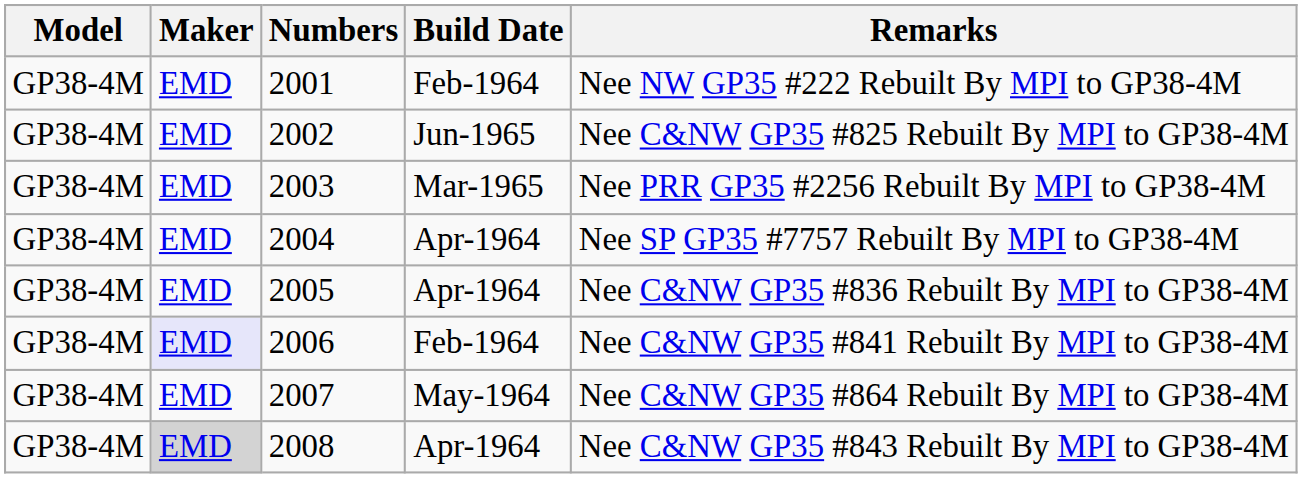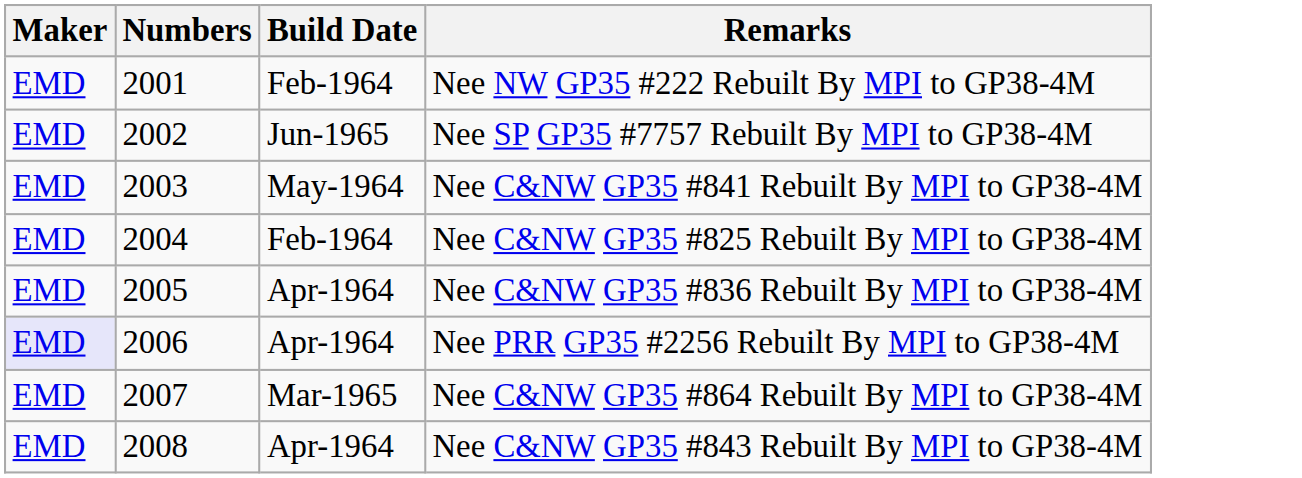- column: (78, 30)
(934, 134) Nee C&NW GP35 #825 Rebuilt By MPI to GP38-4M -> (763, 134) Nee SP GP35 #7757 Rebuilt By MPI to GP38-4M
(479, 186) Mar-1965 -> (335, 186) May-1964
(922, 186) Nee PRR GP35 #2256 Rebuilt By MPI to GP38-4M -> (787, 186) Nee C&NW GP35 #841 Rebuilt By MPI to GP38-4M
(477, 238) Apr-1964 -> (330, 238) Feb-1964
(909, 238) Nee SP GP35 #7757 Rebuilt By MPI to GP38-4M -> (787, 238) Nee C&NW GP35 #825 Rebuilt By MPI to GP38-4M
(476, 342) Feb-1964 -> (330, 342) Apr-1964
(934, 342) Nee C&NW GP35 #841 Rebuilt By MPI to GP38-4M -> (776, 342) Nee PRR GP35 #2256 Rebuilt By MPI to GP38-4M
(482, 394) May-1964 -> (332, 394) Mar-1965
(195, 446) lightgrey background -> (49, 446) no background
